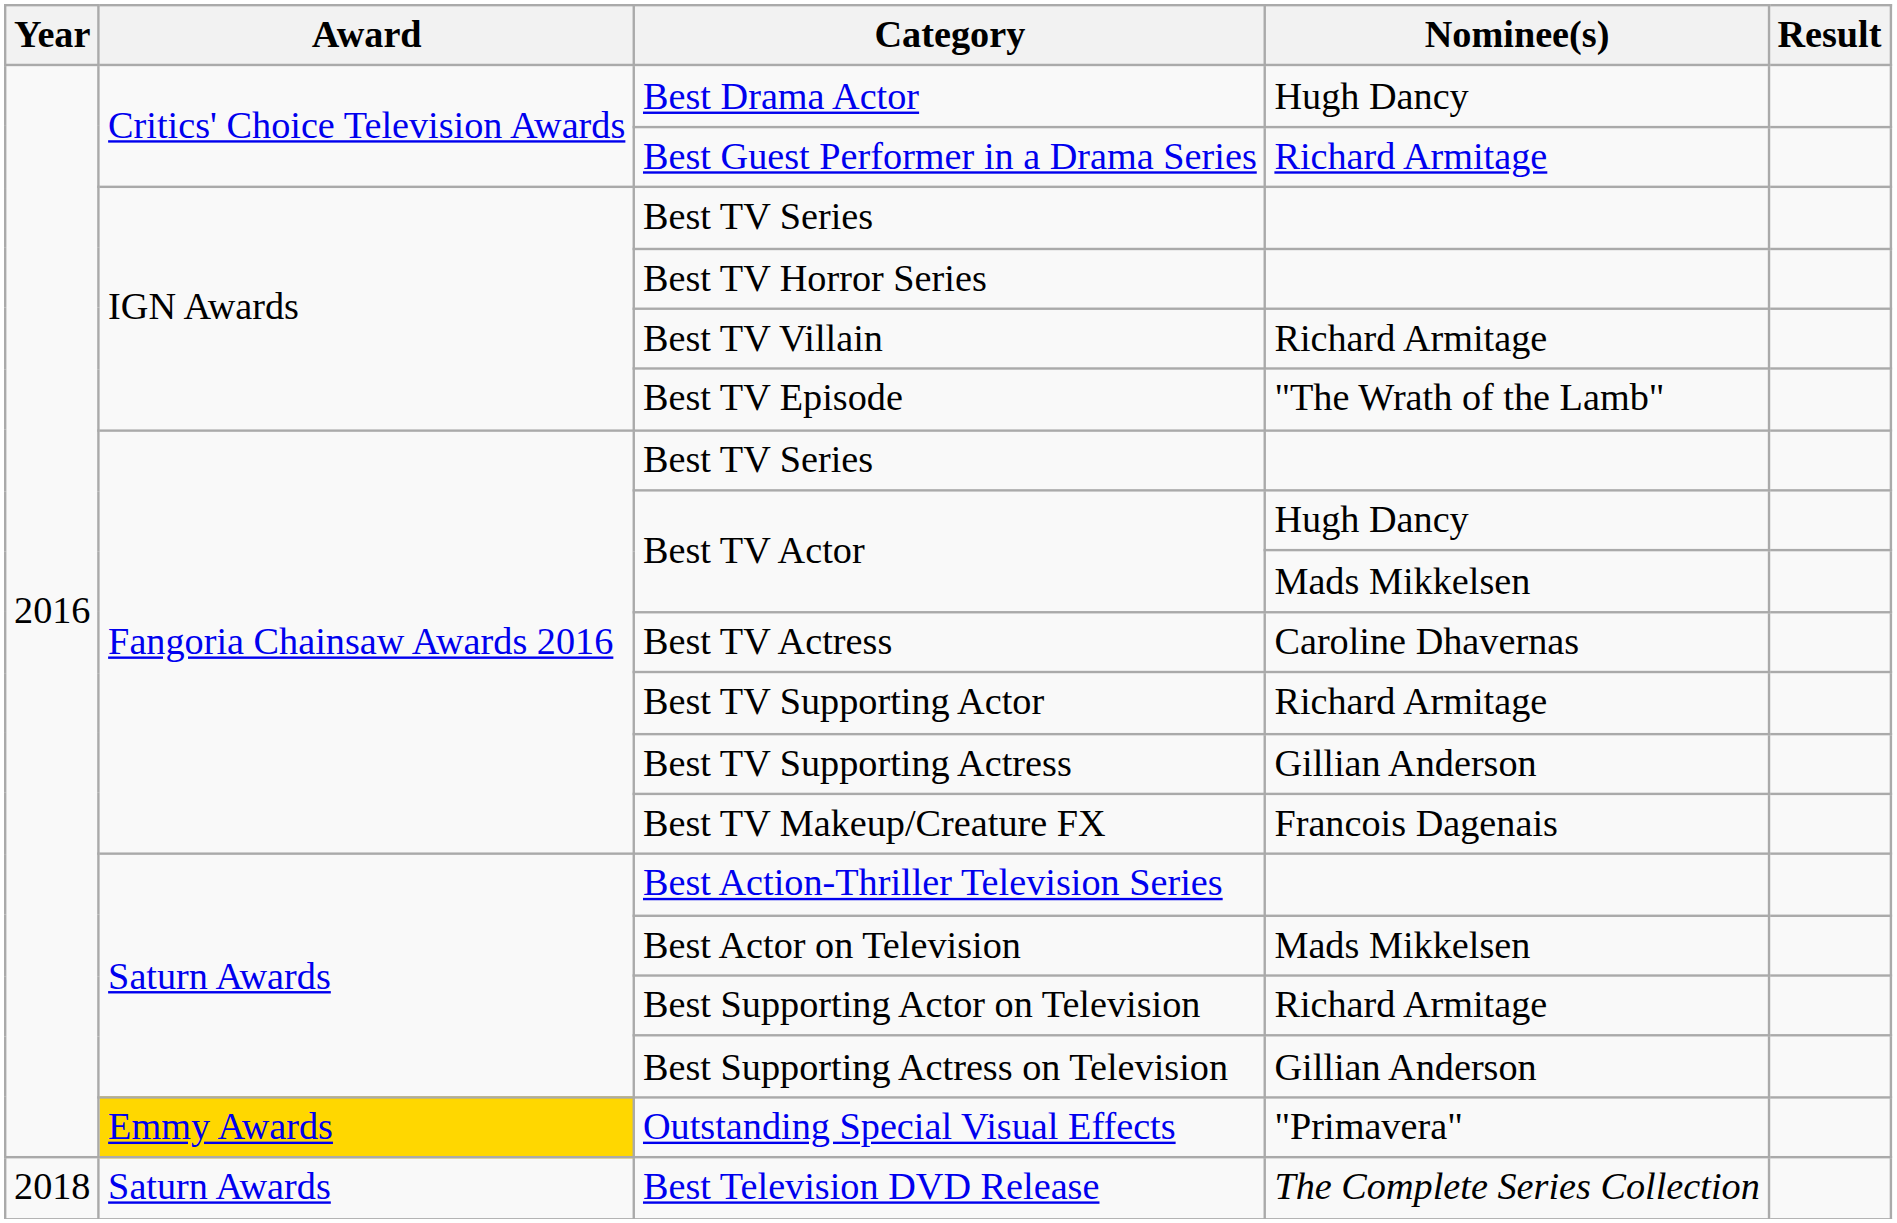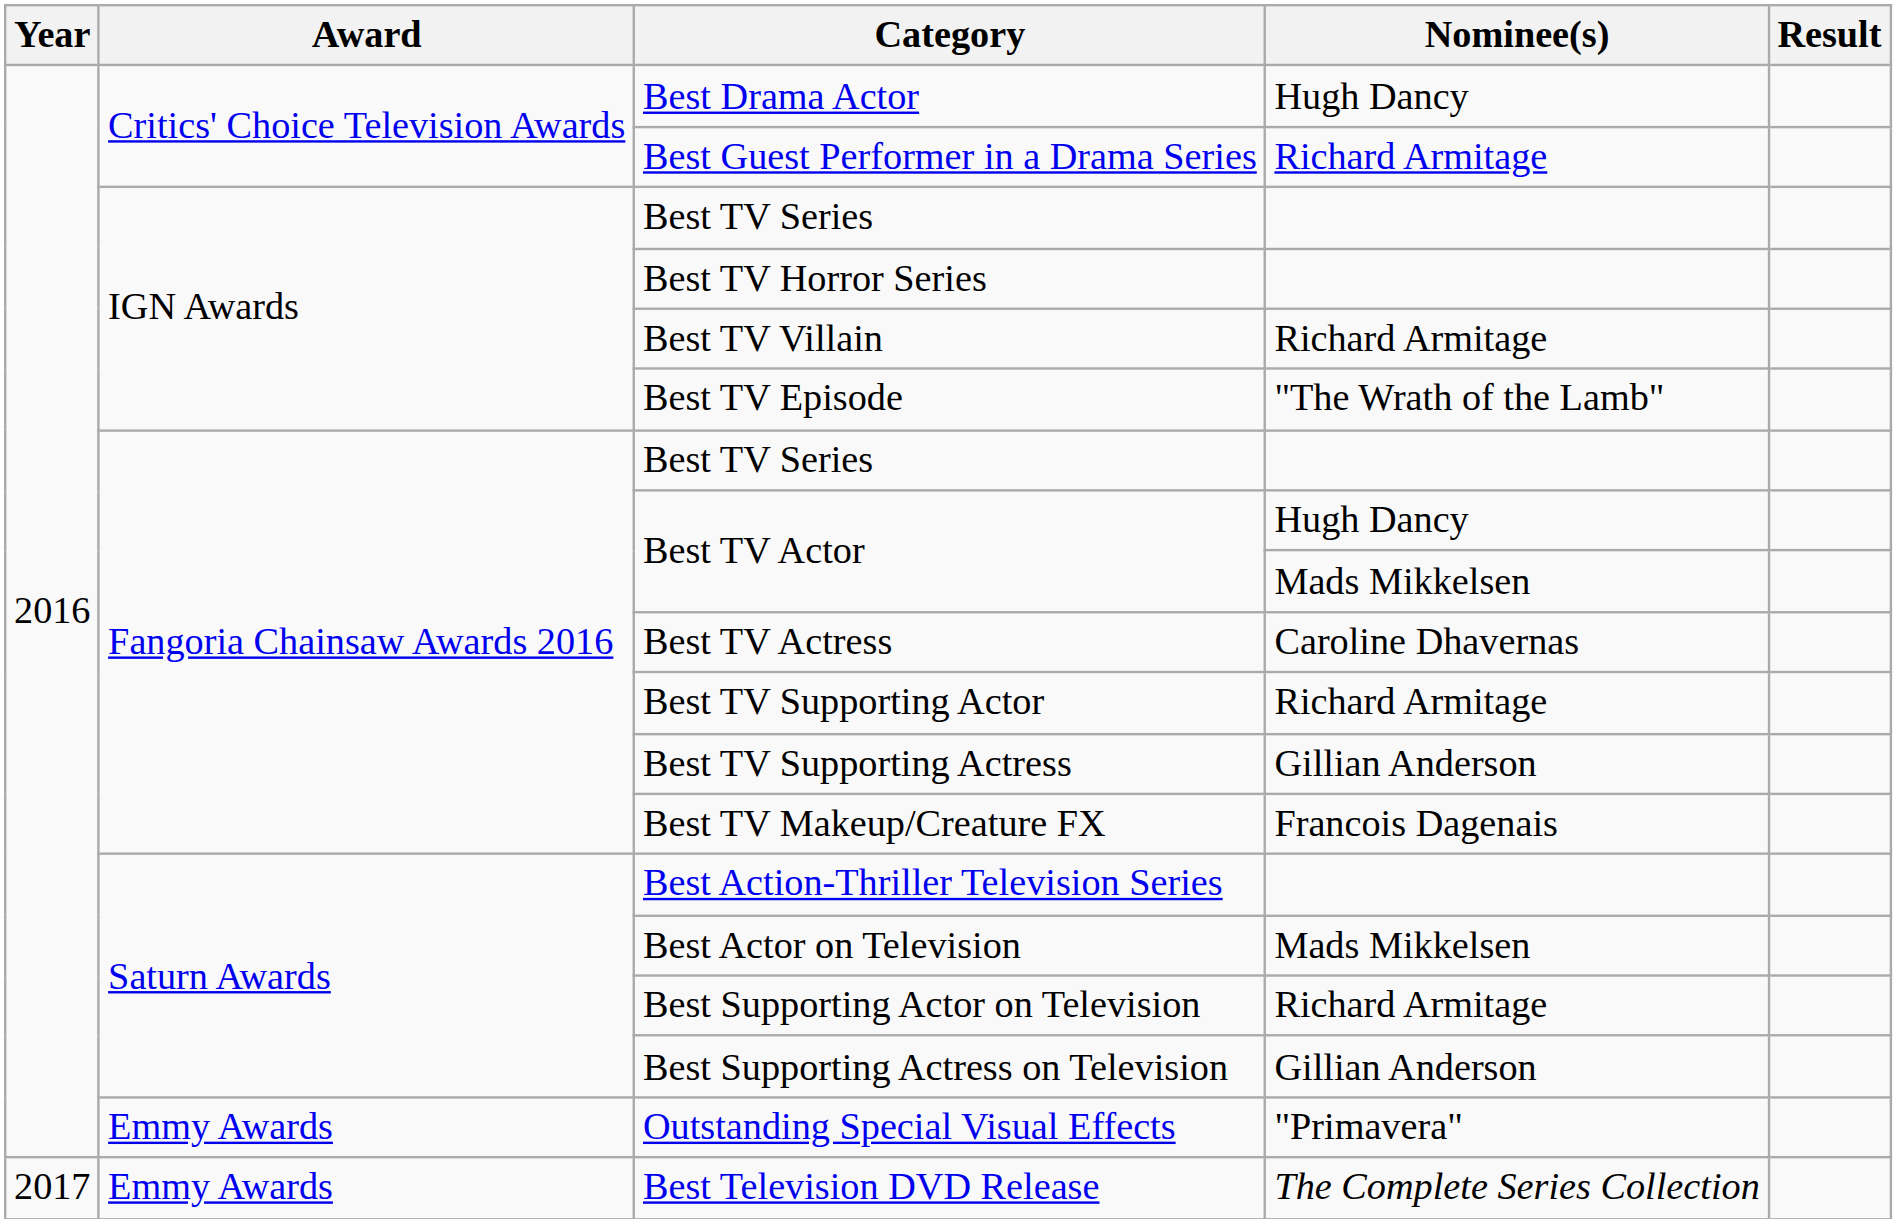(221, 1126) gold background -> (221, 1126) no background
(52, 1187) 2018 -> (52, 1187) 2017
(219, 1187) Saturn Awards -> (221, 1187) Emmy Awards
